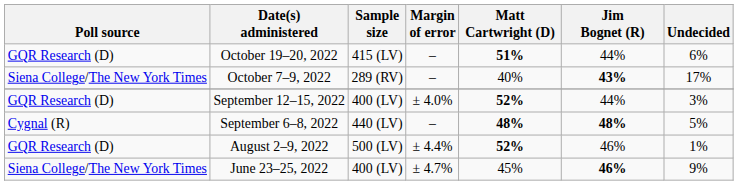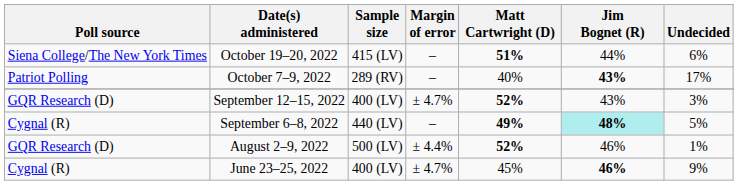(61, 55) GQR Research (D) -> (107, 55) Siena College/The New York Times
(107, 78) Siena College/The New York Times -> (48, 78) Patriot Polling
(433, 101) ± 4.0% -> (433, 101) ± 4.7%
(613, 101) 44% -> (613, 101) 43%
(510, 123) 48% -> (510, 123) 49%
(613, 123) no background -> (613, 123) paleturquoise background
(107, 169) Siena College/The New York Times -> (39, 169) Cygnal (R)
